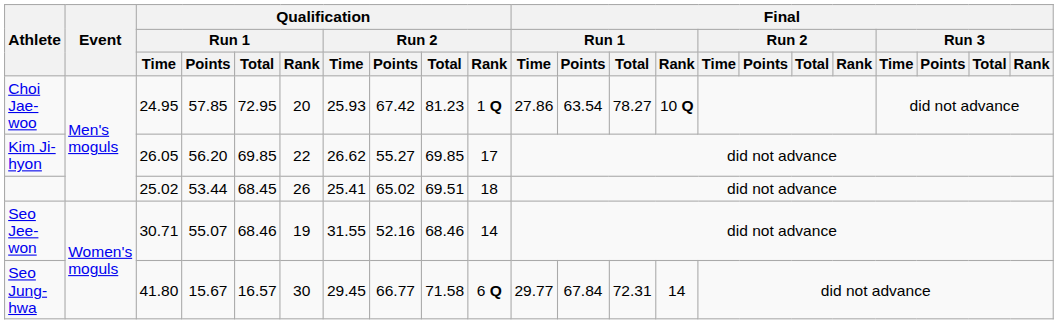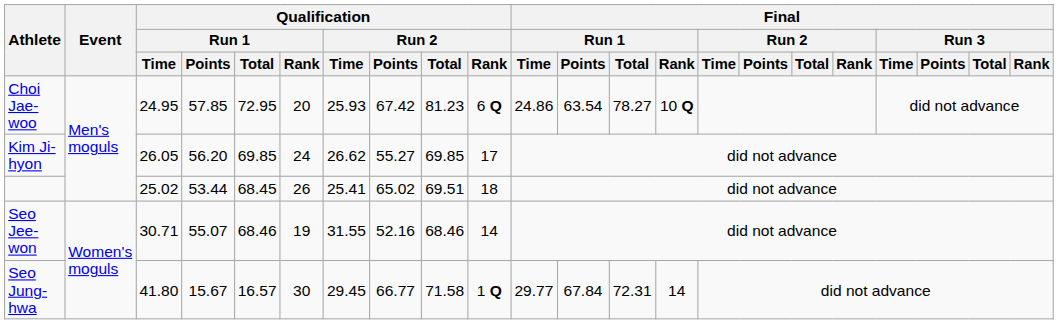(489, 105) 1 Q -> (489, 105) 6 Q
(534, 105) 27.86 -> (534, 105) 24.86
(302, 156) 22 -> (302, 156) 24
(489, 290) 6 Q -> (489, 290) 1 Q
